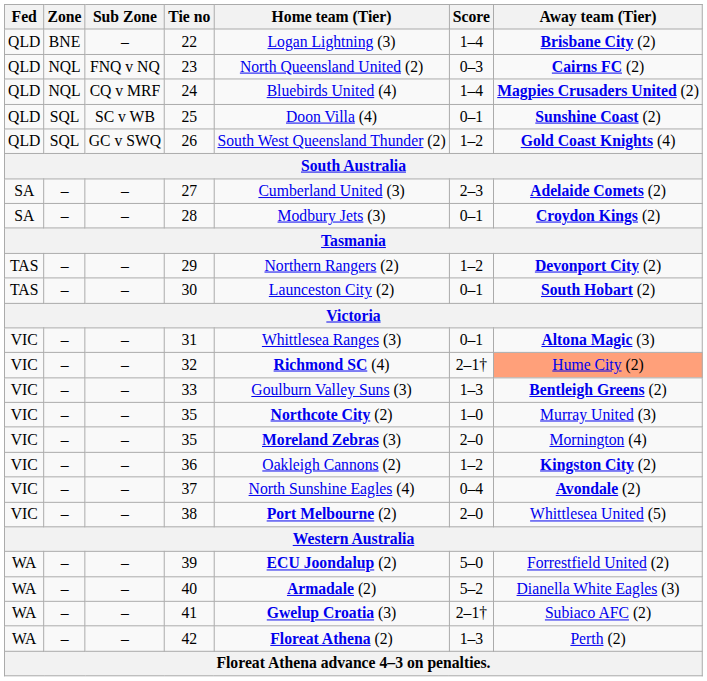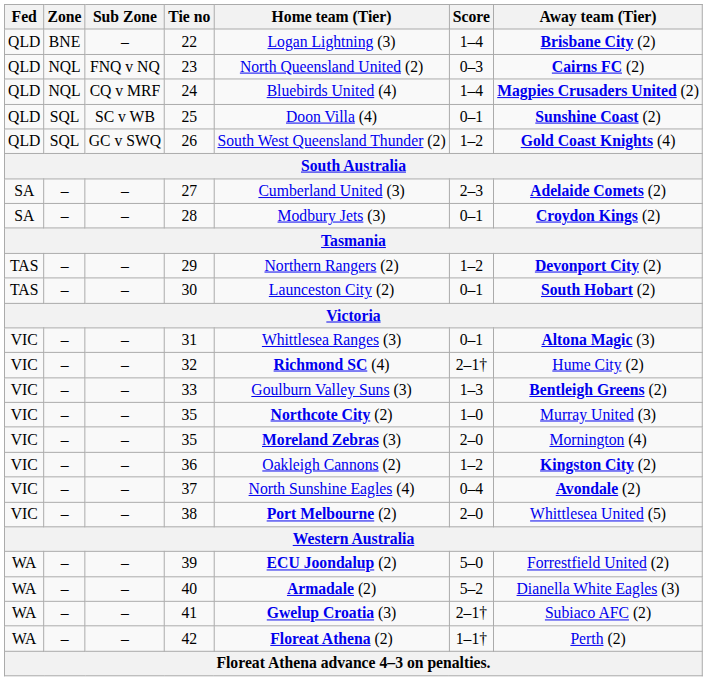(598, 365) lightsalmon background -> (598, 365) no background
(471, 638) 1–3 -> (471, 638) 1–1†
